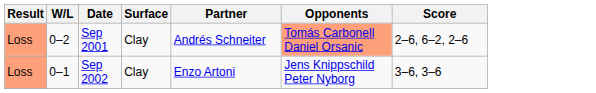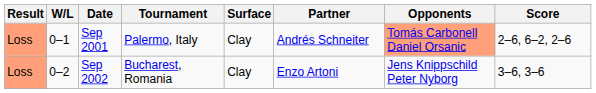+ column: (173, 14)
(59, 39) 0–2 -> (59, 39) 0–1
(59, 72) 0–1 -> (59, 72) 0–2
